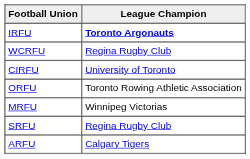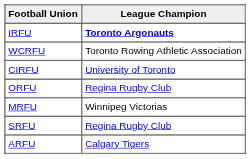(128, 51) Regina Rugby Club -> (163, 51) Toronto Rowing Athletic Association
(163, 88) Toronto Rowing Athletic Association -> (128, 88) Regina Rugby Club
